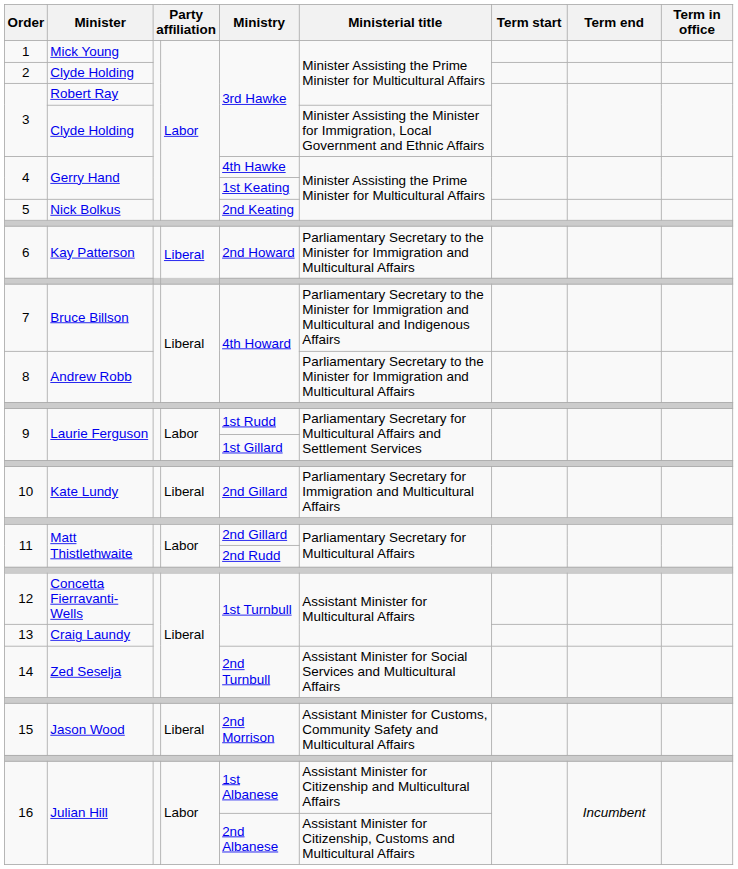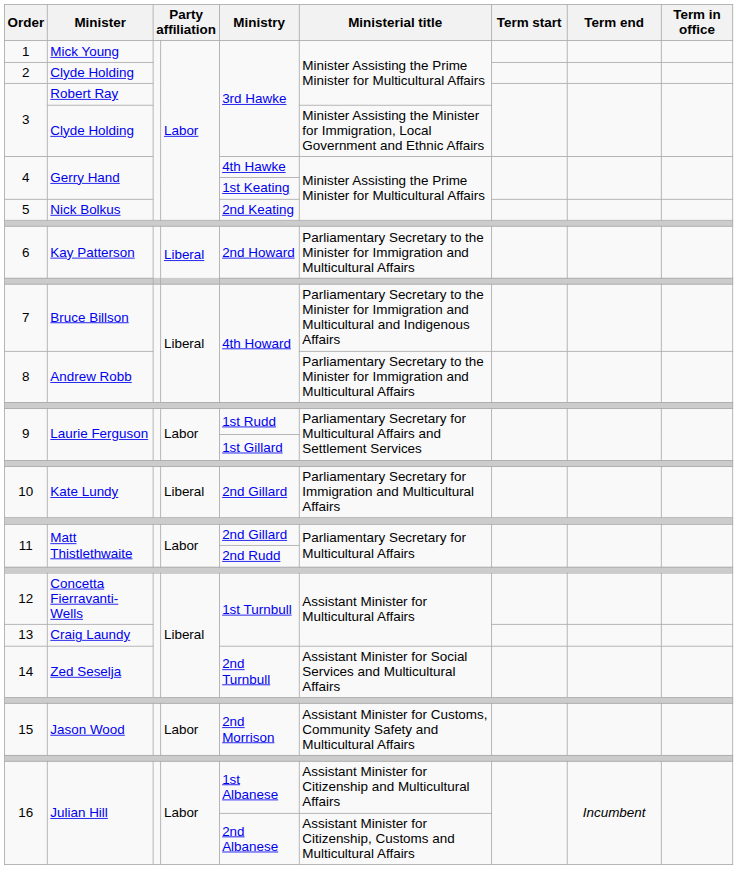(184, 729) Liberal -> (181, 729) Labor
